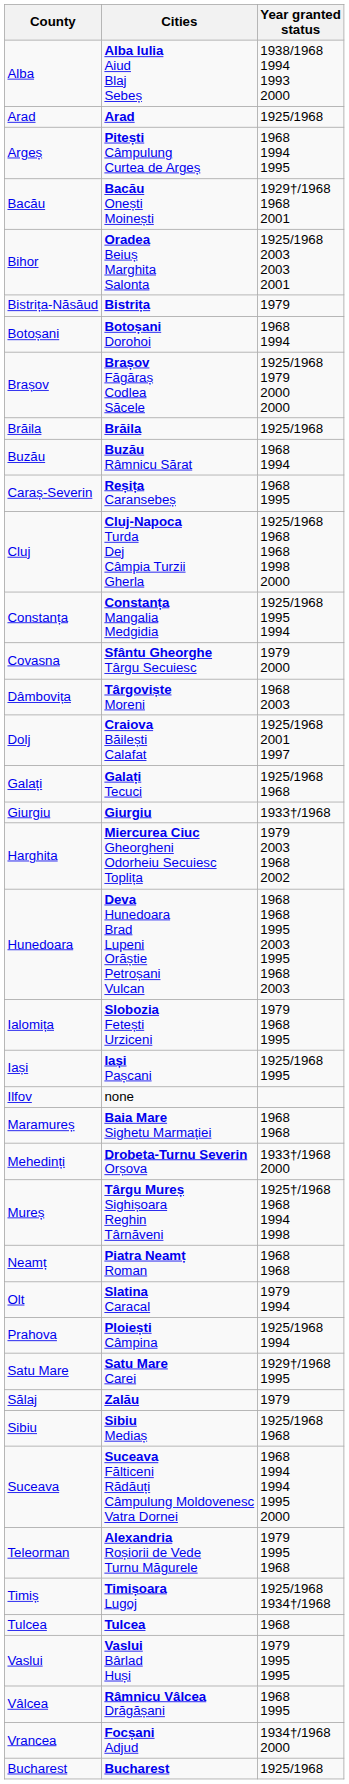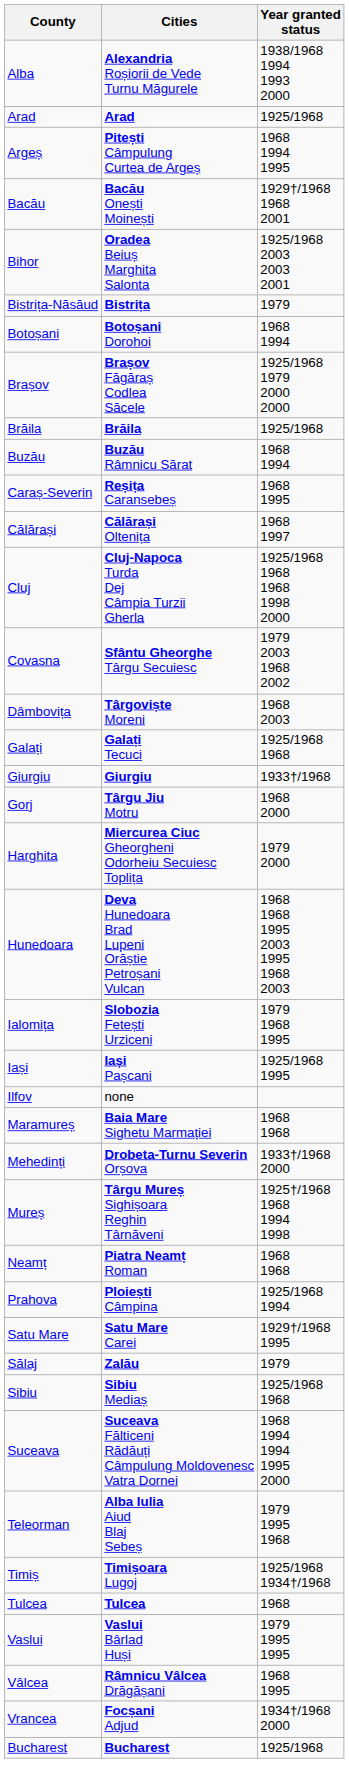(134, 73) Alba Iulia Aiud Blaj Sebeș -> (153, 73) Alexandria Roșiorii de Vede Turnu Măgurele
+ row: (32, 529)
- row: (38, 617)
(275, 660) 1979 2000 -> (275, 660) 1979 2003 1968 2002
- row: (19, 740)
+ row: (20, 804)
(275, 855) 1979 2003 1968 2002 -> (275, 855) 1979 2000
- row: (16, 1299)
(153, 1552) Alexandria Roșiorii de Vede Turnu Măgurele -> (134, 1524) Alba Iulia Aiud Blaj Sebeș
